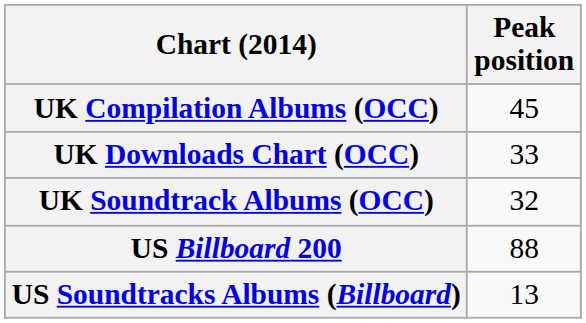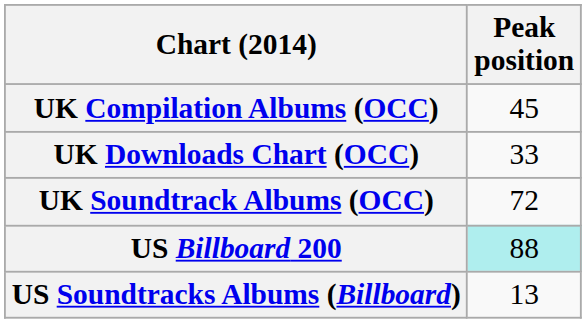(524, 201) 32 -> (524, 201) 72
(524, 247) no background -> (524, 247) paleturquoise background
